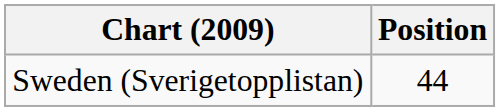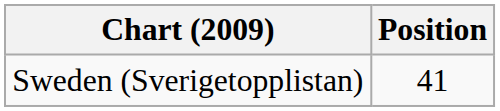(433, 79) 44 -> (433, 79) 41
